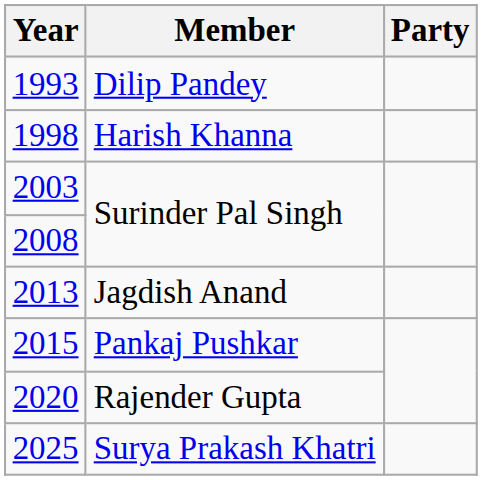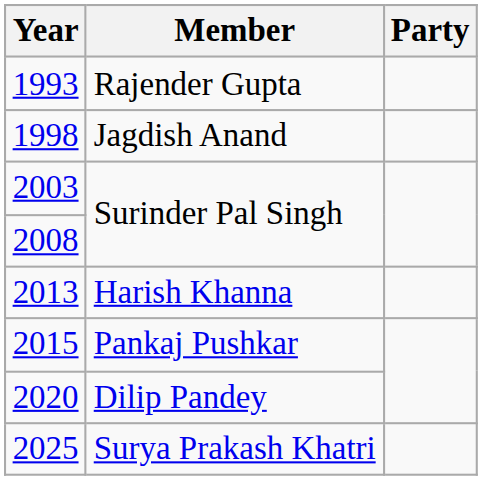(180, 82) Dilip Pandey -> (198, 82) Rajender Gupta
(193, 135) Harish Khanna -> (190, 135) Jagdish Anand
(190, 291) Jagdish Anand -> (193, 291) Harish Khanna
(198, 396) Rajender Gupta -> (180, 396) Dilip Pandey
